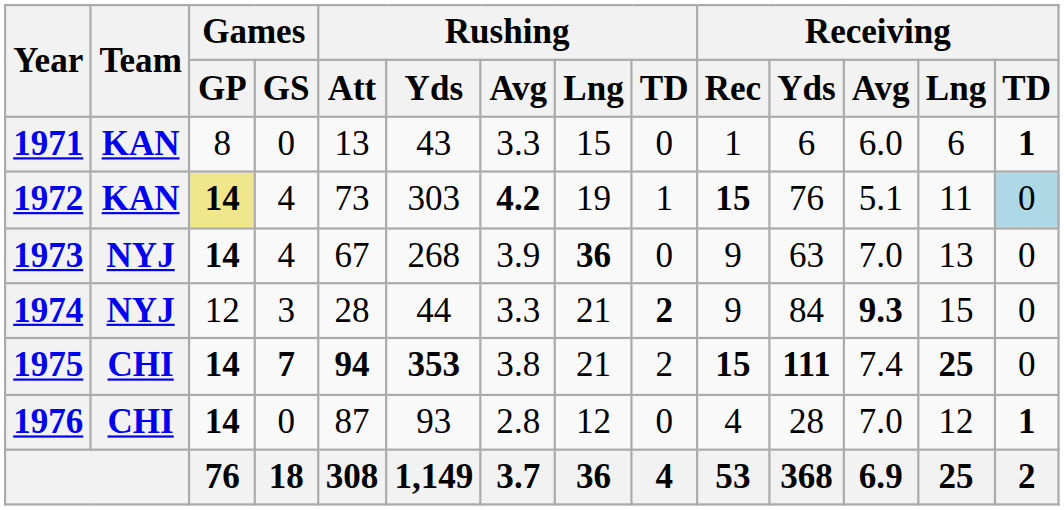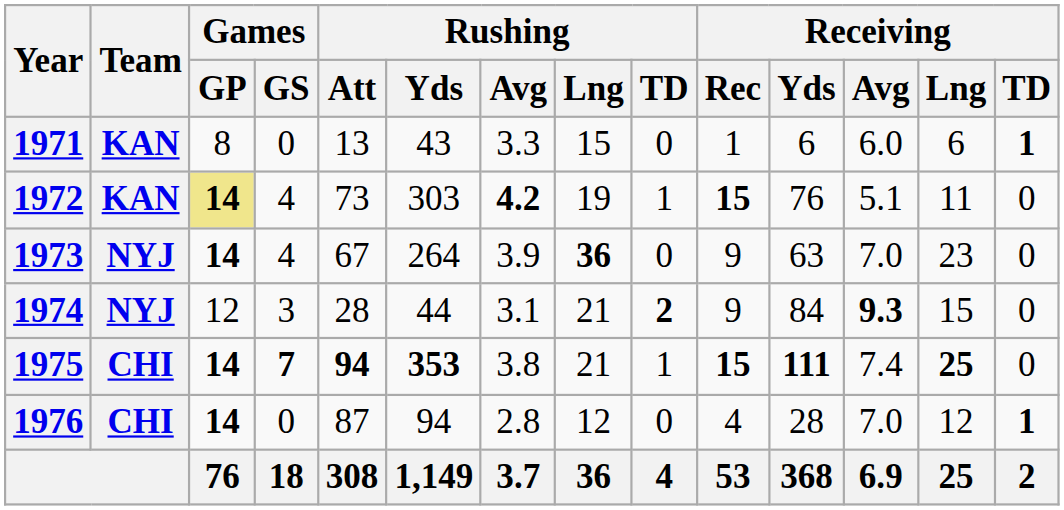(1027, 198) lightblue background -> (1027, 198) no background
(434, 254) 268 -> (434, 254) 264
(956, 254) 13 -> (956, 254) 23
(518, 310) 3.3 -> (518, 310) 3.1
(664, 365) 2 -> (664, 365) 1
(434, 421) 93 -> (434, 421) 94
